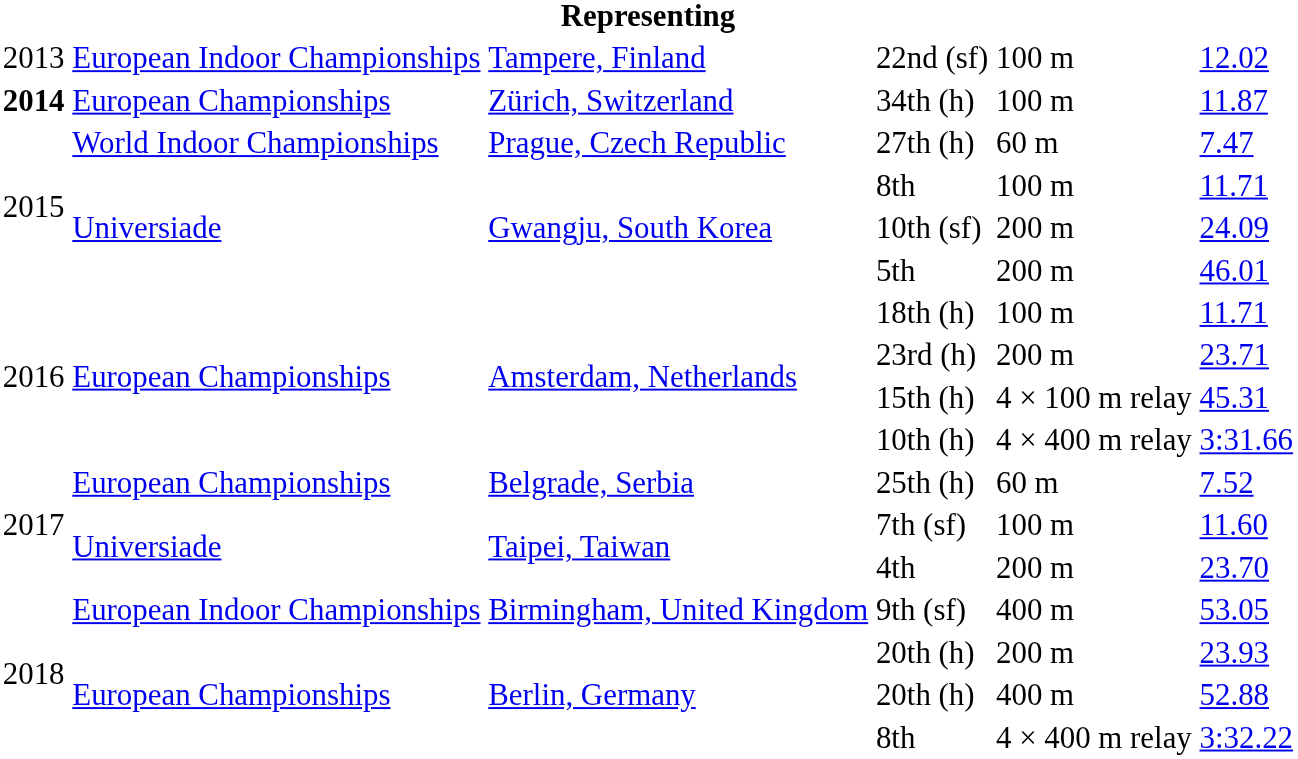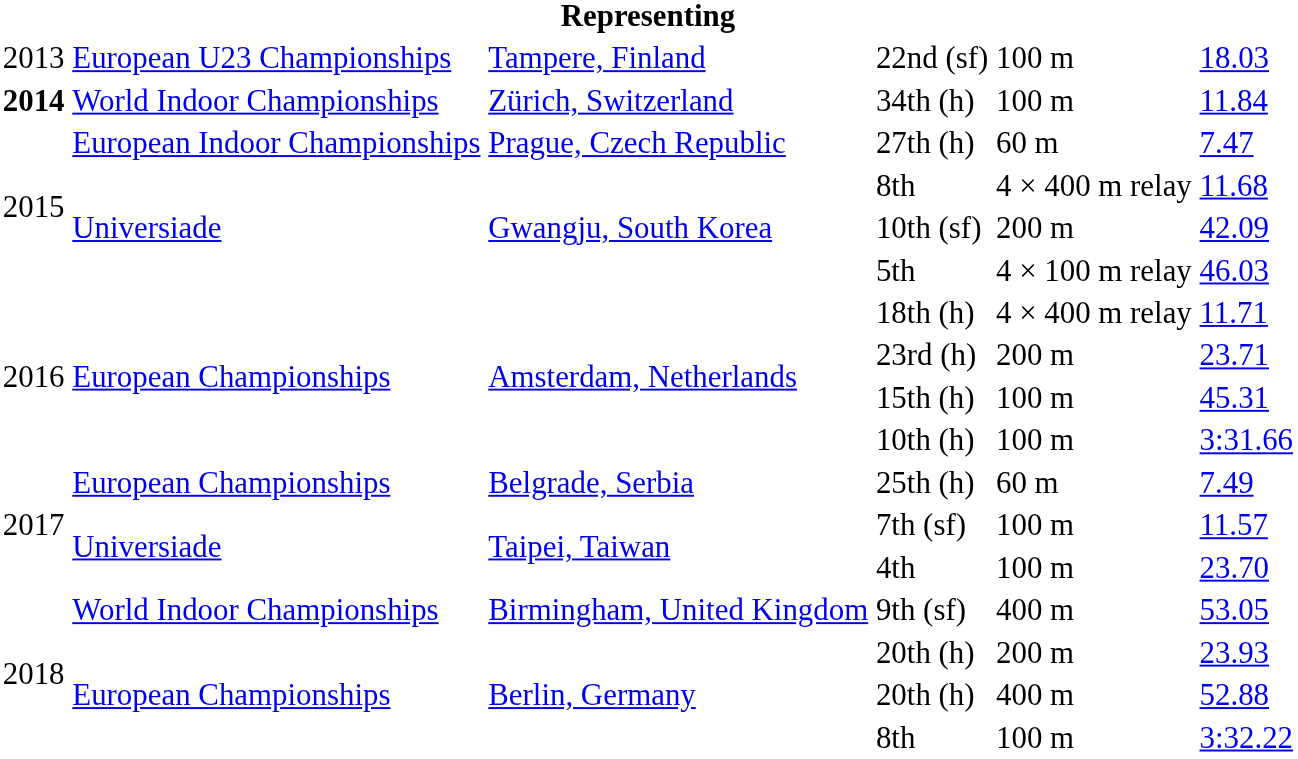(276, 58) European Indoor Championships -> (262, 58) European U23 Championships
(1234, 58) 12.02 -> (1234, 58) 18.03
(231, 100) European Championships -> (255, 100) World Indoor Championships
(1234, 100) 11.87 -> (1234, 100) 11.84
(255, 143) World Indoor Championships -> (276, 143) European Indoor Championships
(1035, 185) 100 m -> (1094, 185) 4 × 400 m relay
(1234, 185) 11.71 -> (1234, 185) 11.68
(1234, 227) 24.09 -> (1234, 227) 42.09
(1035, 270) 200 m -> (1094, 270) 4 × 100 m relay
(1234, 270) 46.01 -> (1234, 270) 46.03
(1035, 312) 100 m -> (1094, 312) 4 × 400 m relay
(1094, 397) 4 × 100 m relay -> (1035, 397) 100 m
(1094, 440) 4 × 400 m relay -> (1035, 440) 100 m
(1227, 482) 7.52 -> (1227, 482) 7.49
(1234, 525) 11.60 -> (1234, 525) 11.57
(1035, 567) 200 m -> (1035, 567) 100 m
(276, 610) European Indoor Championships -> (255, 610) World Indoor Championships
(1094, 737) 4 × 400 m relay -> (1035, 737) 100 m
